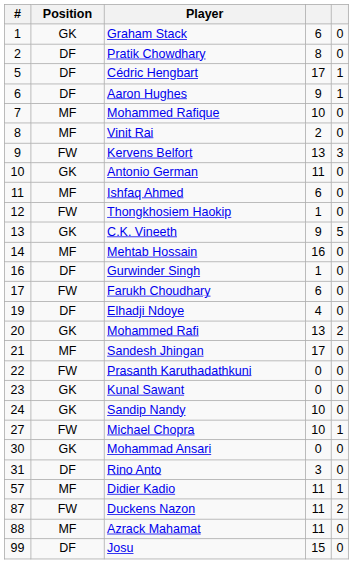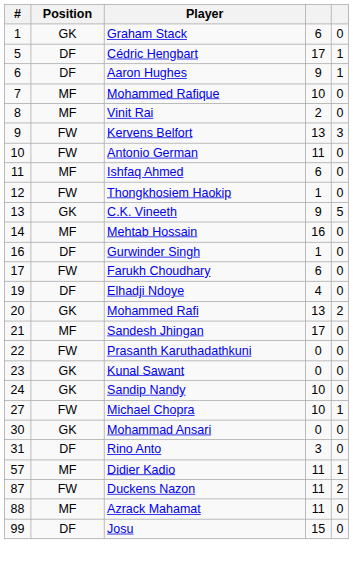- row: (156, 53)
(67, 172) GK -> (67, 152) FW
